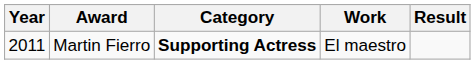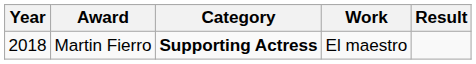(27, 45) 2011 -> (28, 45) 2018
